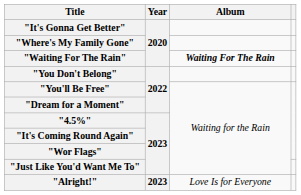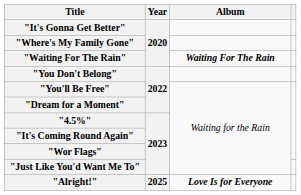(157, 182) 2023 -> (157, 182) 2025
(230, 182) normal -> (230, 182) bold
